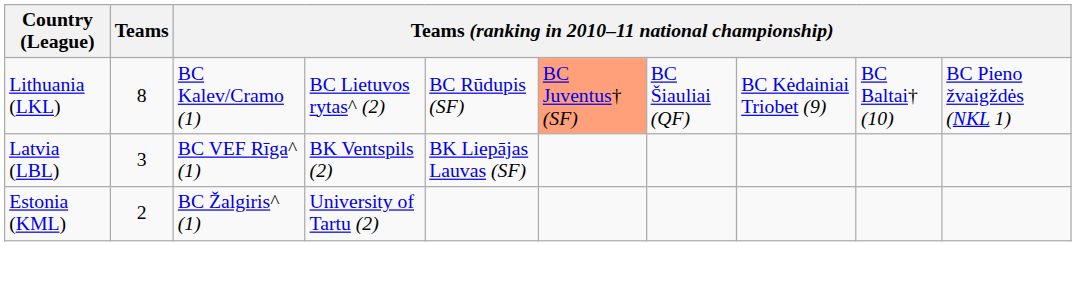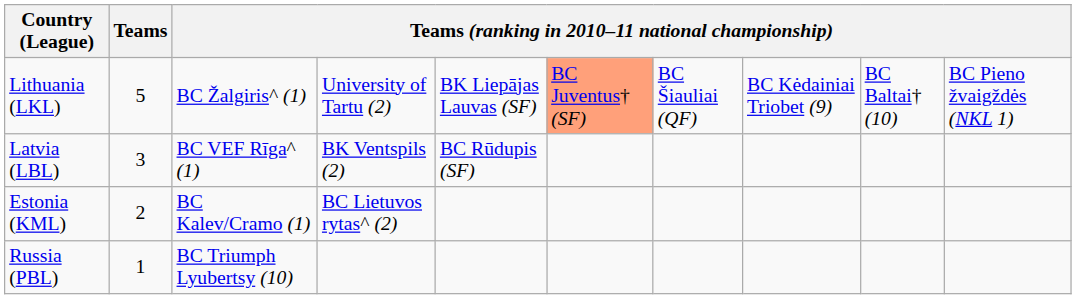(142, 95) 8 -> (140, 95) 5
(231, 95) BC Kalev/Cramo (1) -> (241, 95) BC Žalgiris^ (1)
(360, 95) BC Lietuvos rytas^ (2) -> (374, 95) University of Tartu (2)
(478, 95) BC Rūdupis (SF) -> (489, 95) BK Liepājas Lauvas (SF)
(479, 160) BK Liepājas Lauvas (SF) -> (488, 160) BC Rūdupis (SF)
(229, 213) BC Žalgiris^ (1) -> (243, 213) BC Kalev/Cramo (1)
(362, 213) University of Tartu (2) -> (372, 213) BC Lietuvos rytas^ (2)
+ row: (35, 266)
